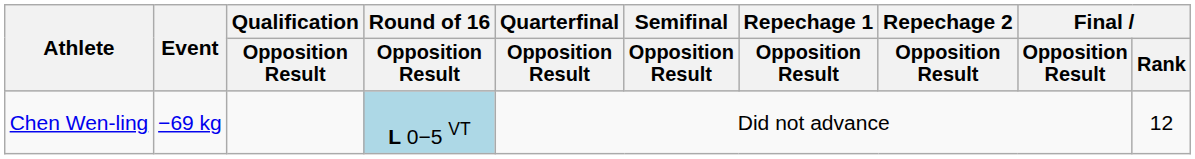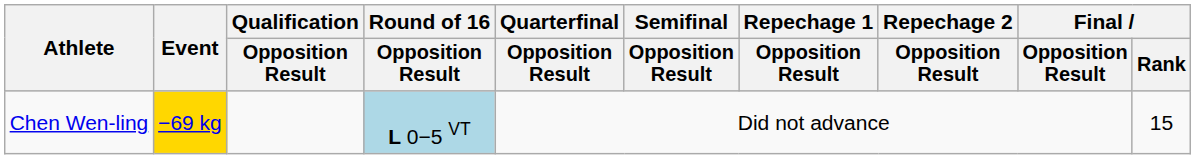(190, 123) no background -> (190, 123) gold background
(1161, 123) 12 -> (1161, 123) 15
